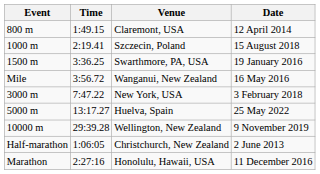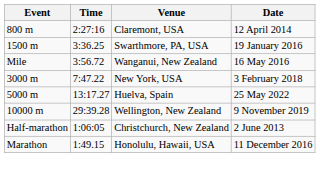(88, 29) 1:49.15 -> (89, 29) 2:27:16
- row: (150, 45)
(89, 161) 2:27:16 -> (88, 144) 1:49.15
